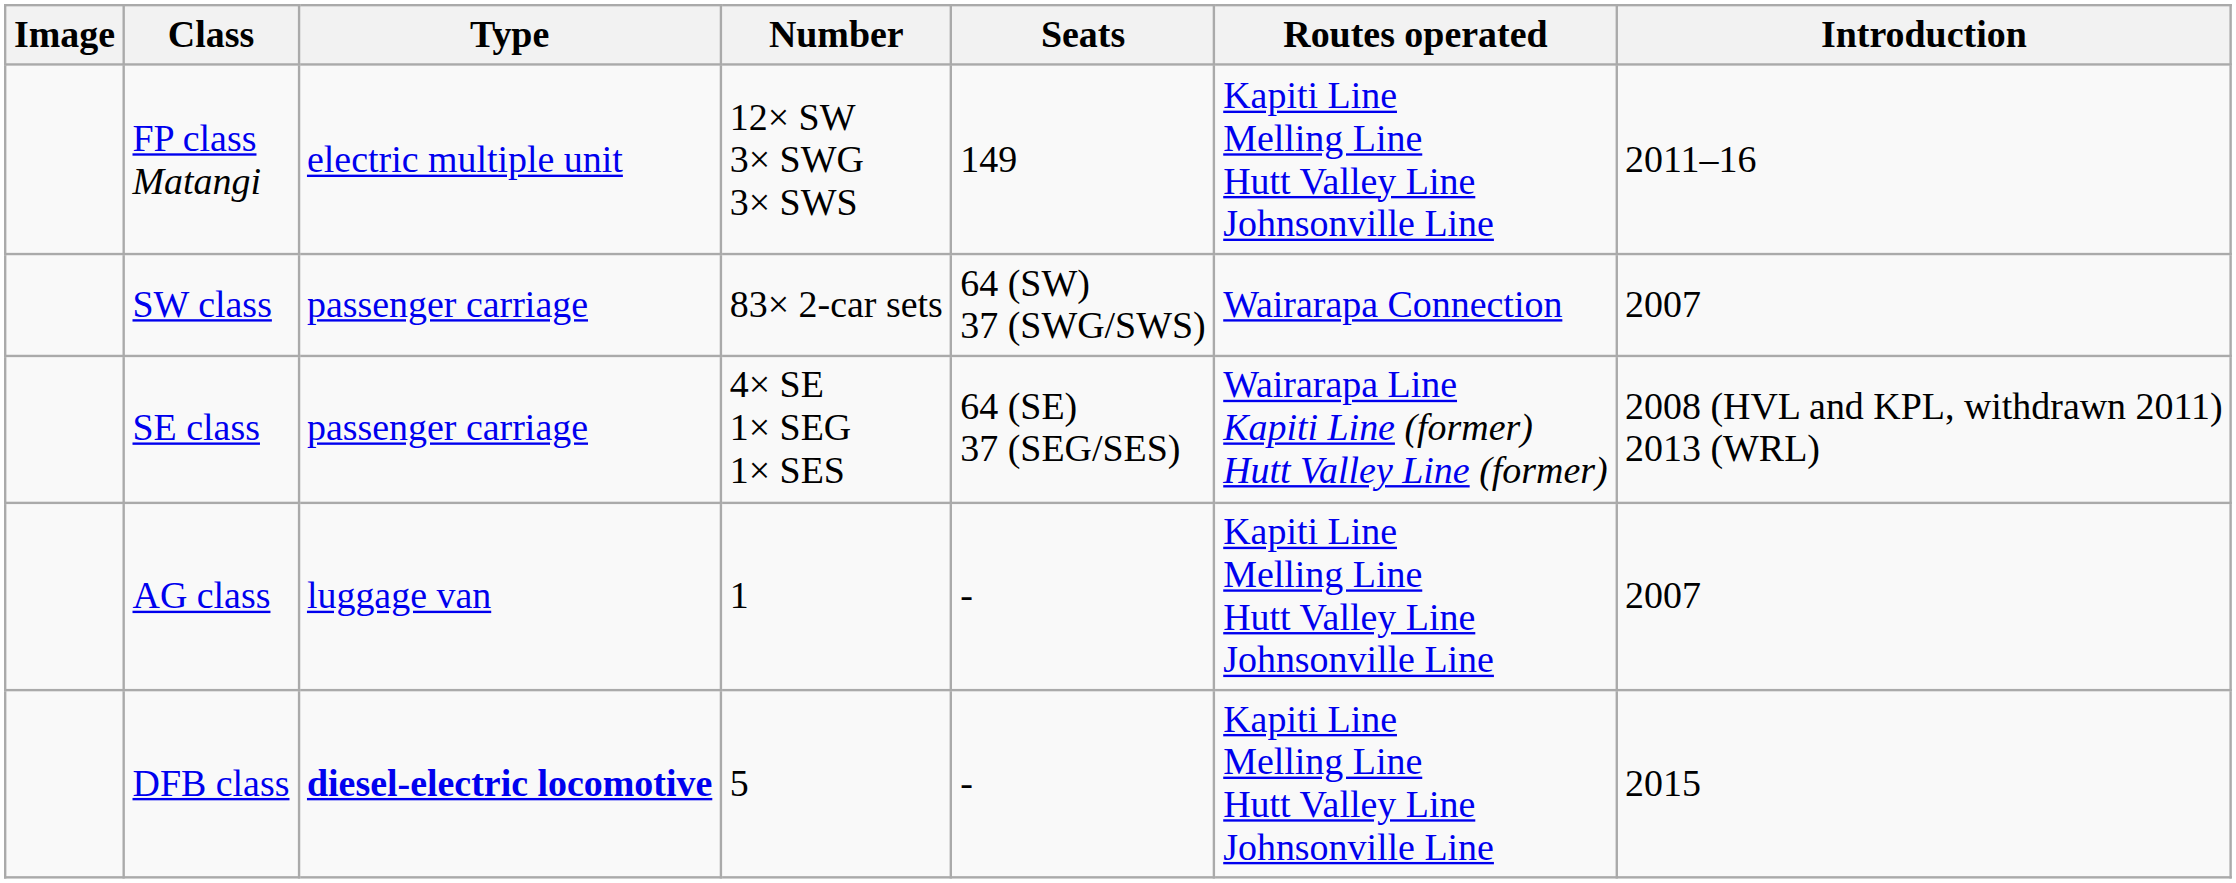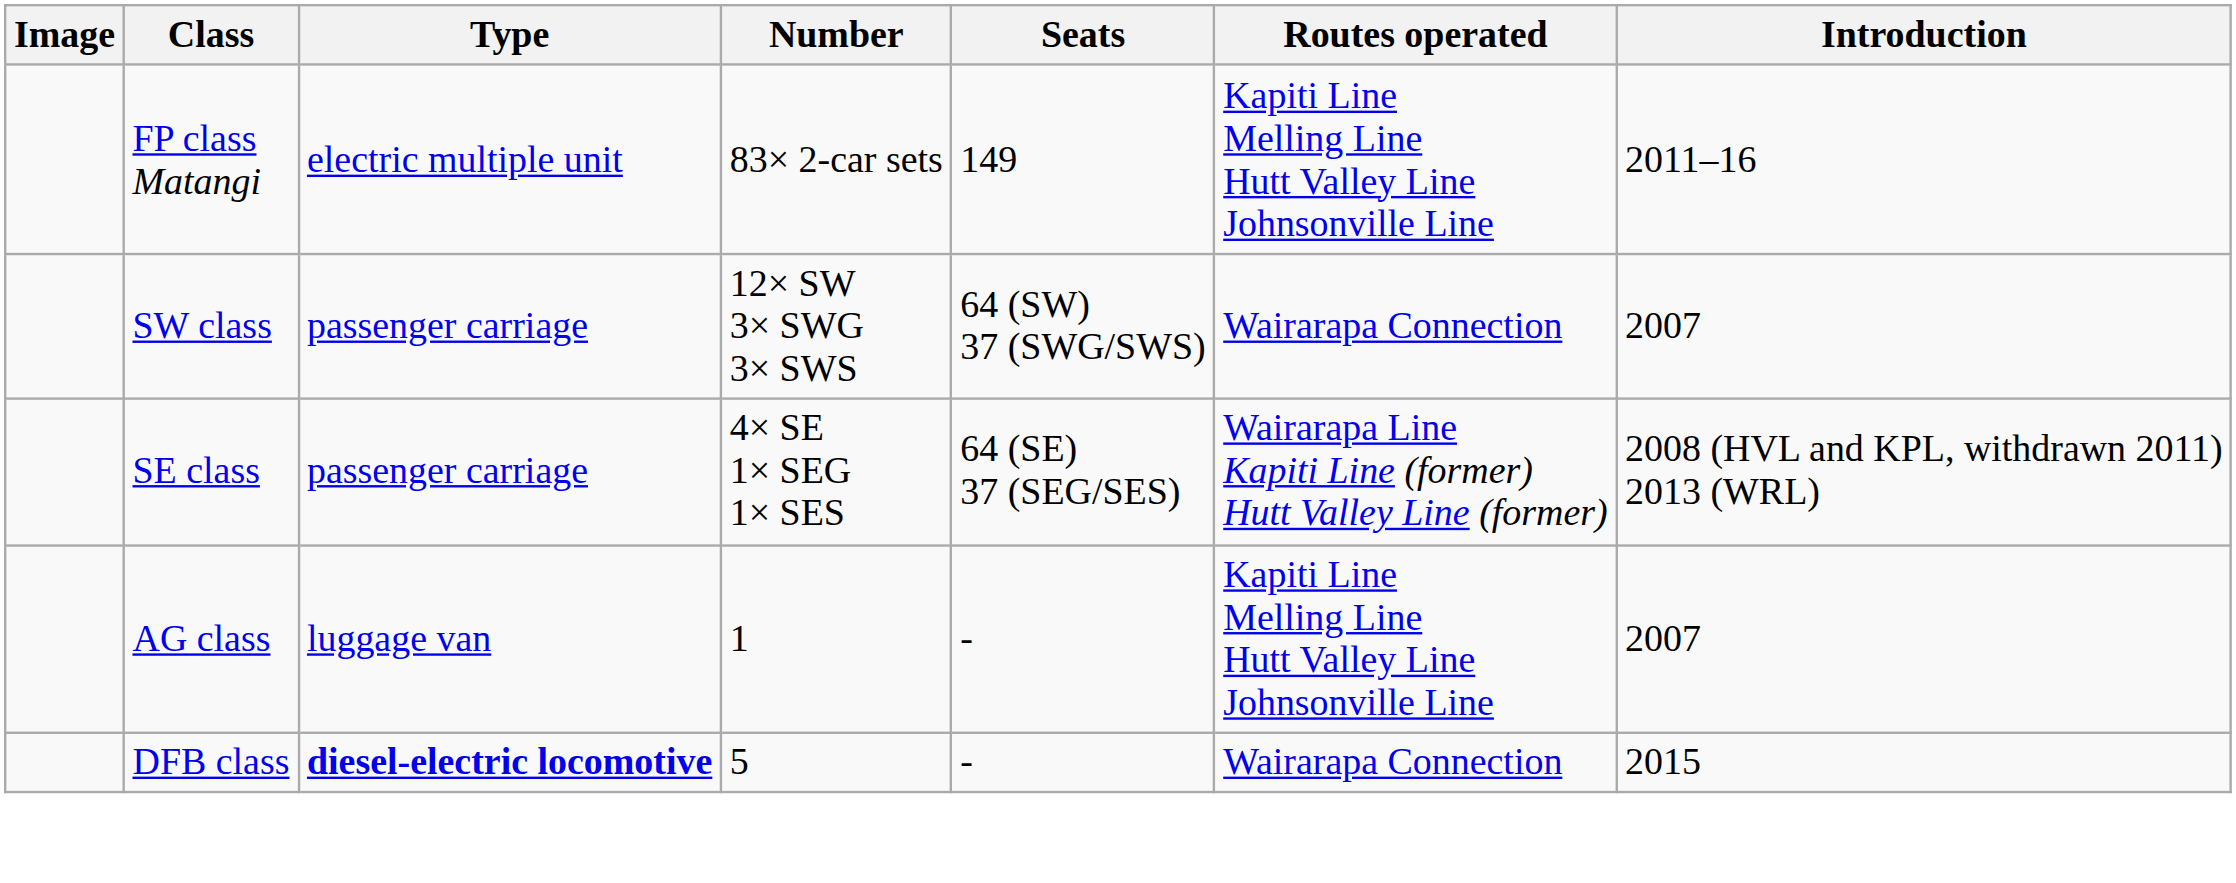(797, 158) 12× SW 3× SWG 3× SWS -> (836, 158) 83× 2-car sets
(836, 304) 83× 2-car sets -> (797, 325) 12× SW 3× SWG 3× SWS
(1359, 783) Kapiti Line Melling Line Hutt Valley Line Johnsonville Line -> (1393, 761) Wairarapa Connection
